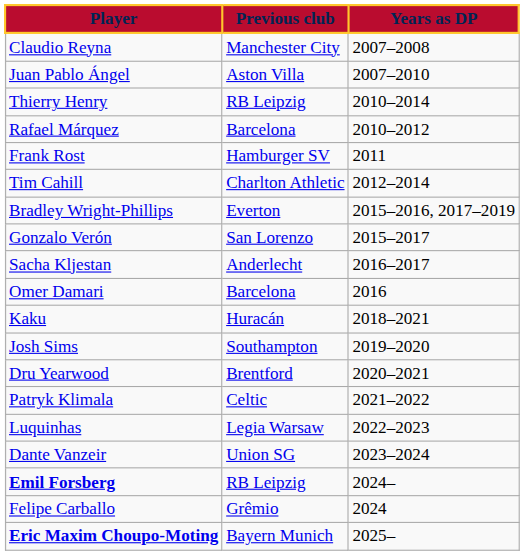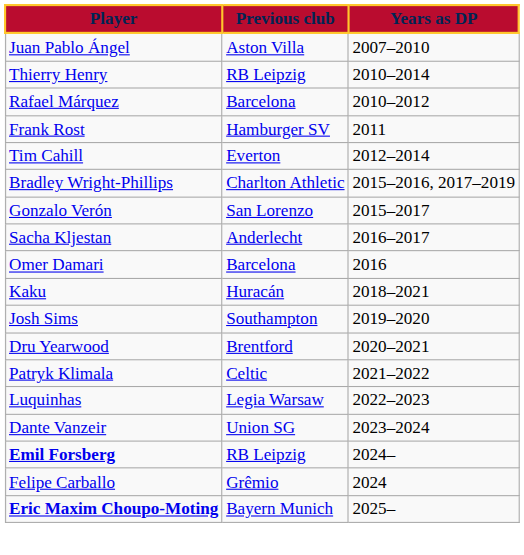- row: (60, 47)
(285, 183) Charlton Athletic -> (253, 155) Everton
(253, 210) Everton -> (285, 183) Charlton Athletic
